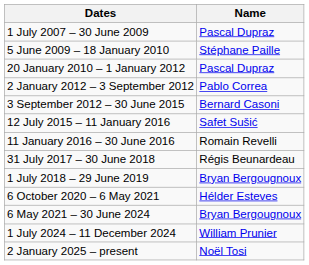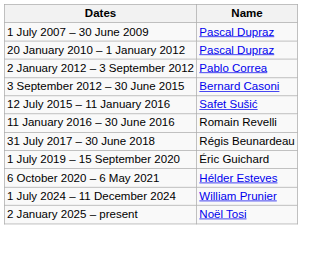- row: (88, 50)
- row: (78, 178)
+ row: (93, 159)
- row: (78, 214)
